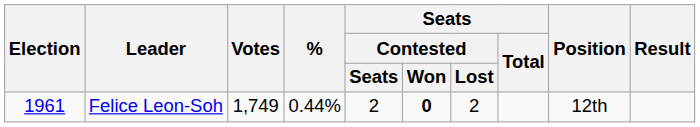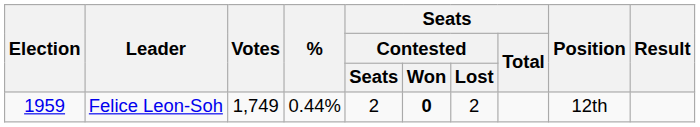(45, 106) 1961 -> (45, 106) 1959
